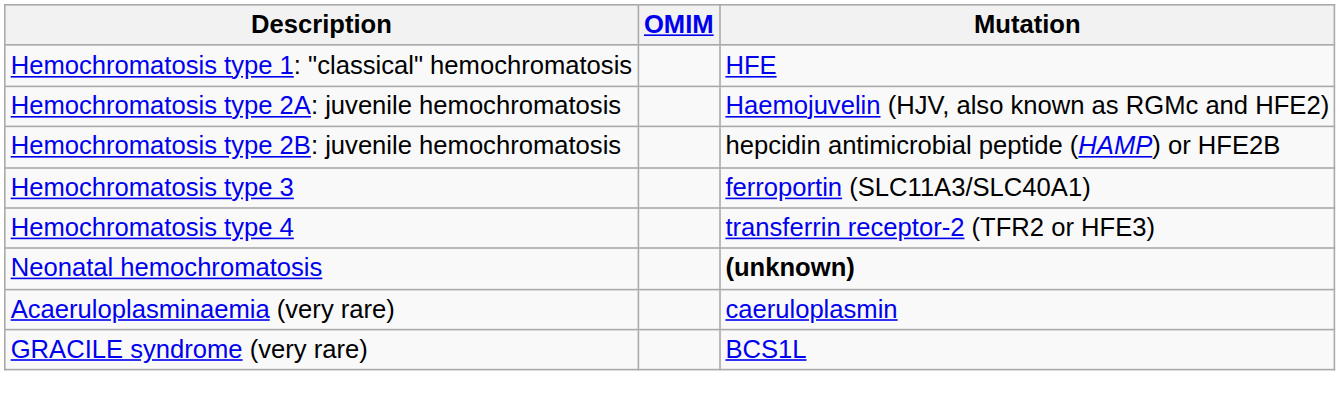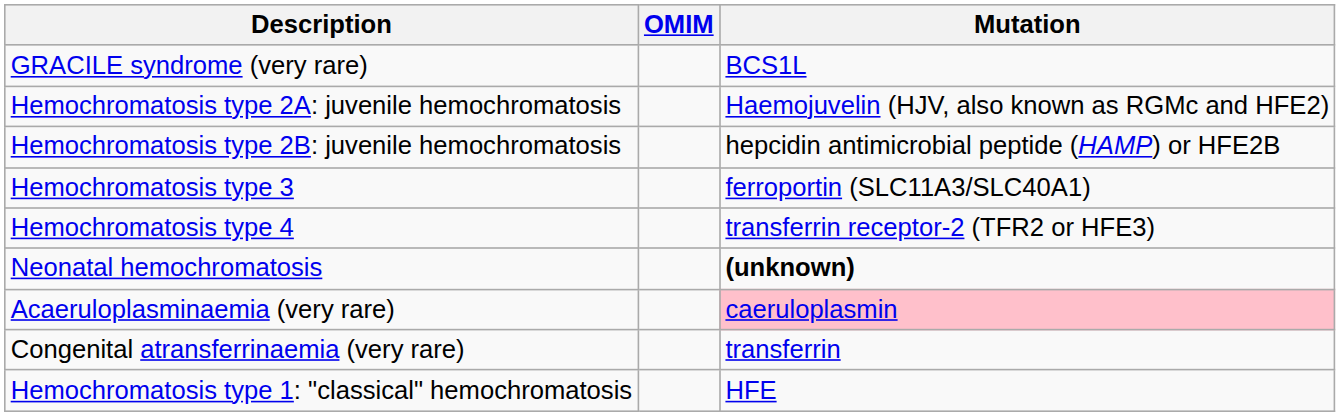rows swapped: (321, 65) <-> (189, 349)
(812, 308) no background -> (812, 308) pink background
+ row: (238, 349)
